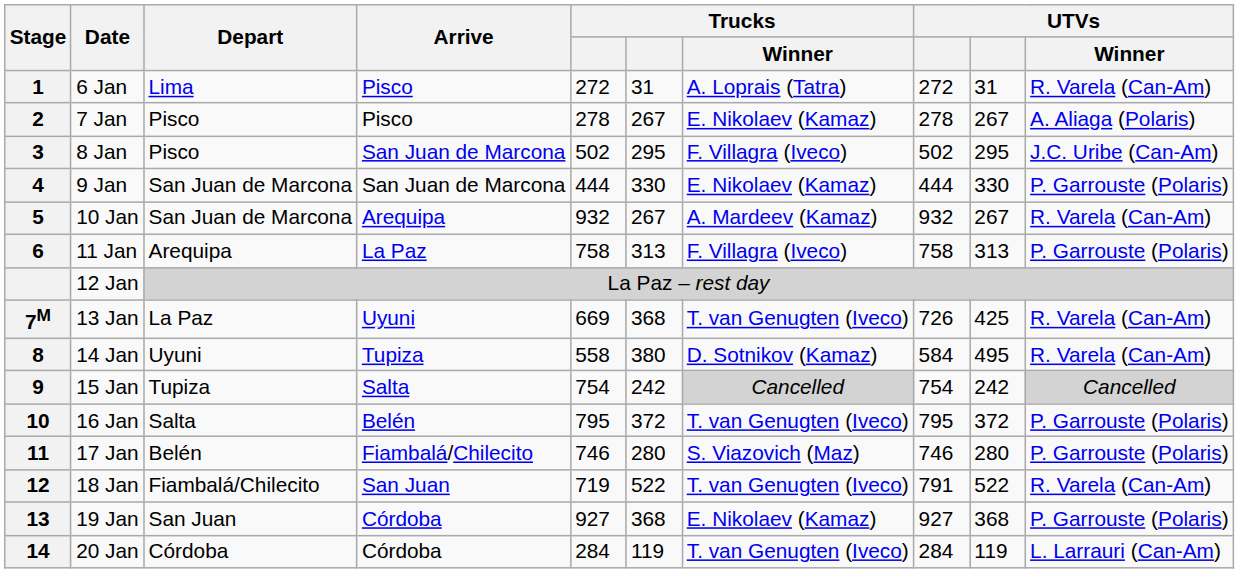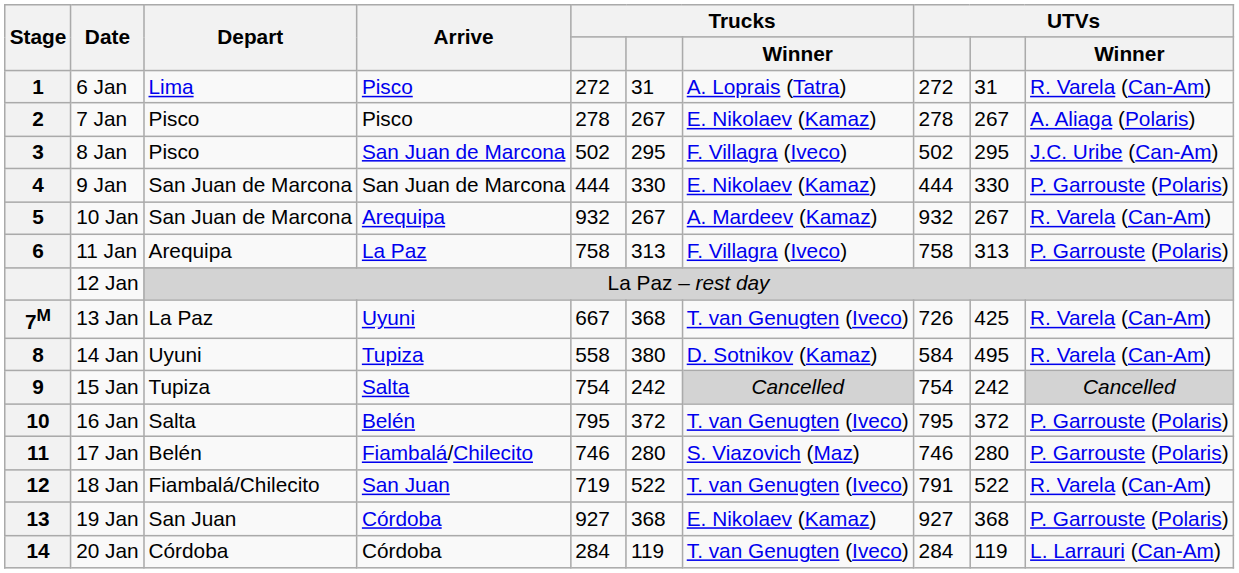(593, 319) 669 -> (593, 319) 667
